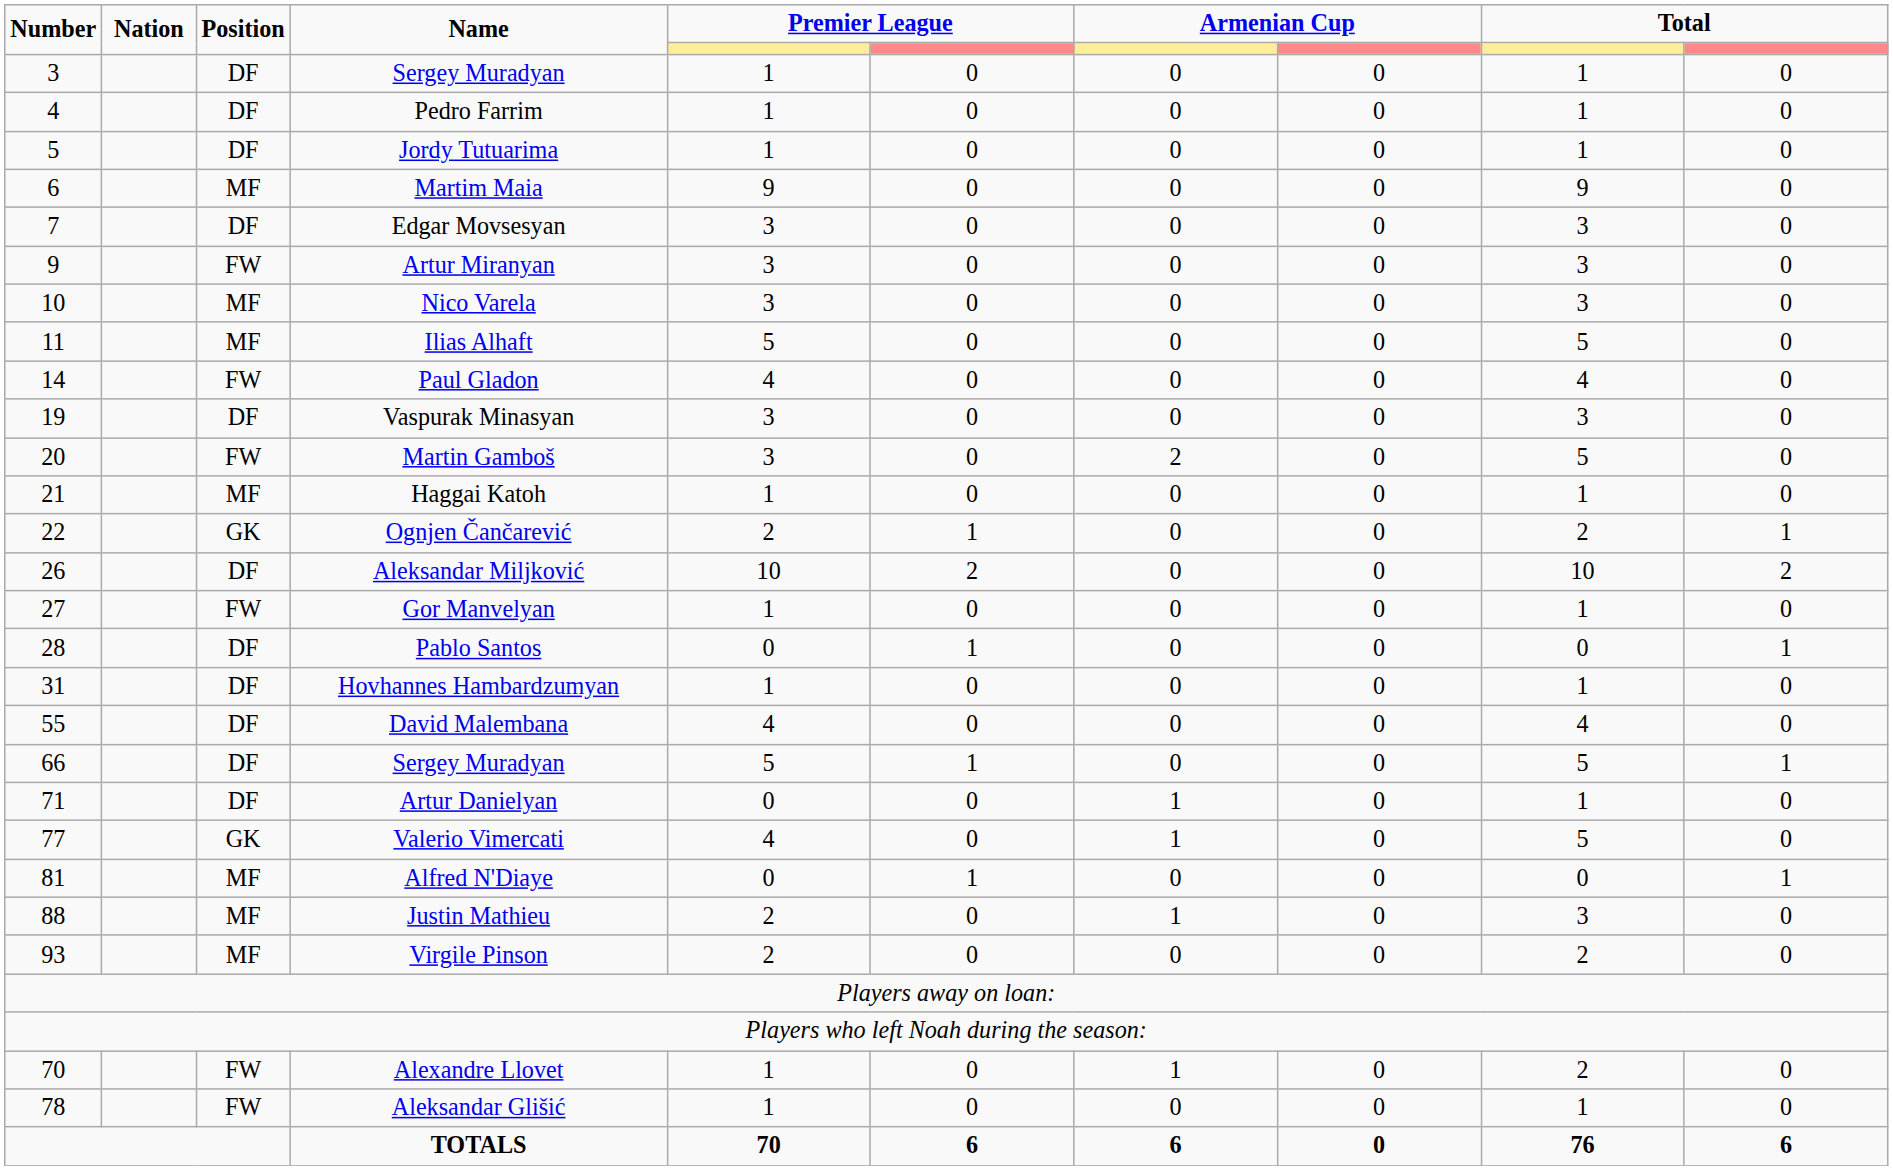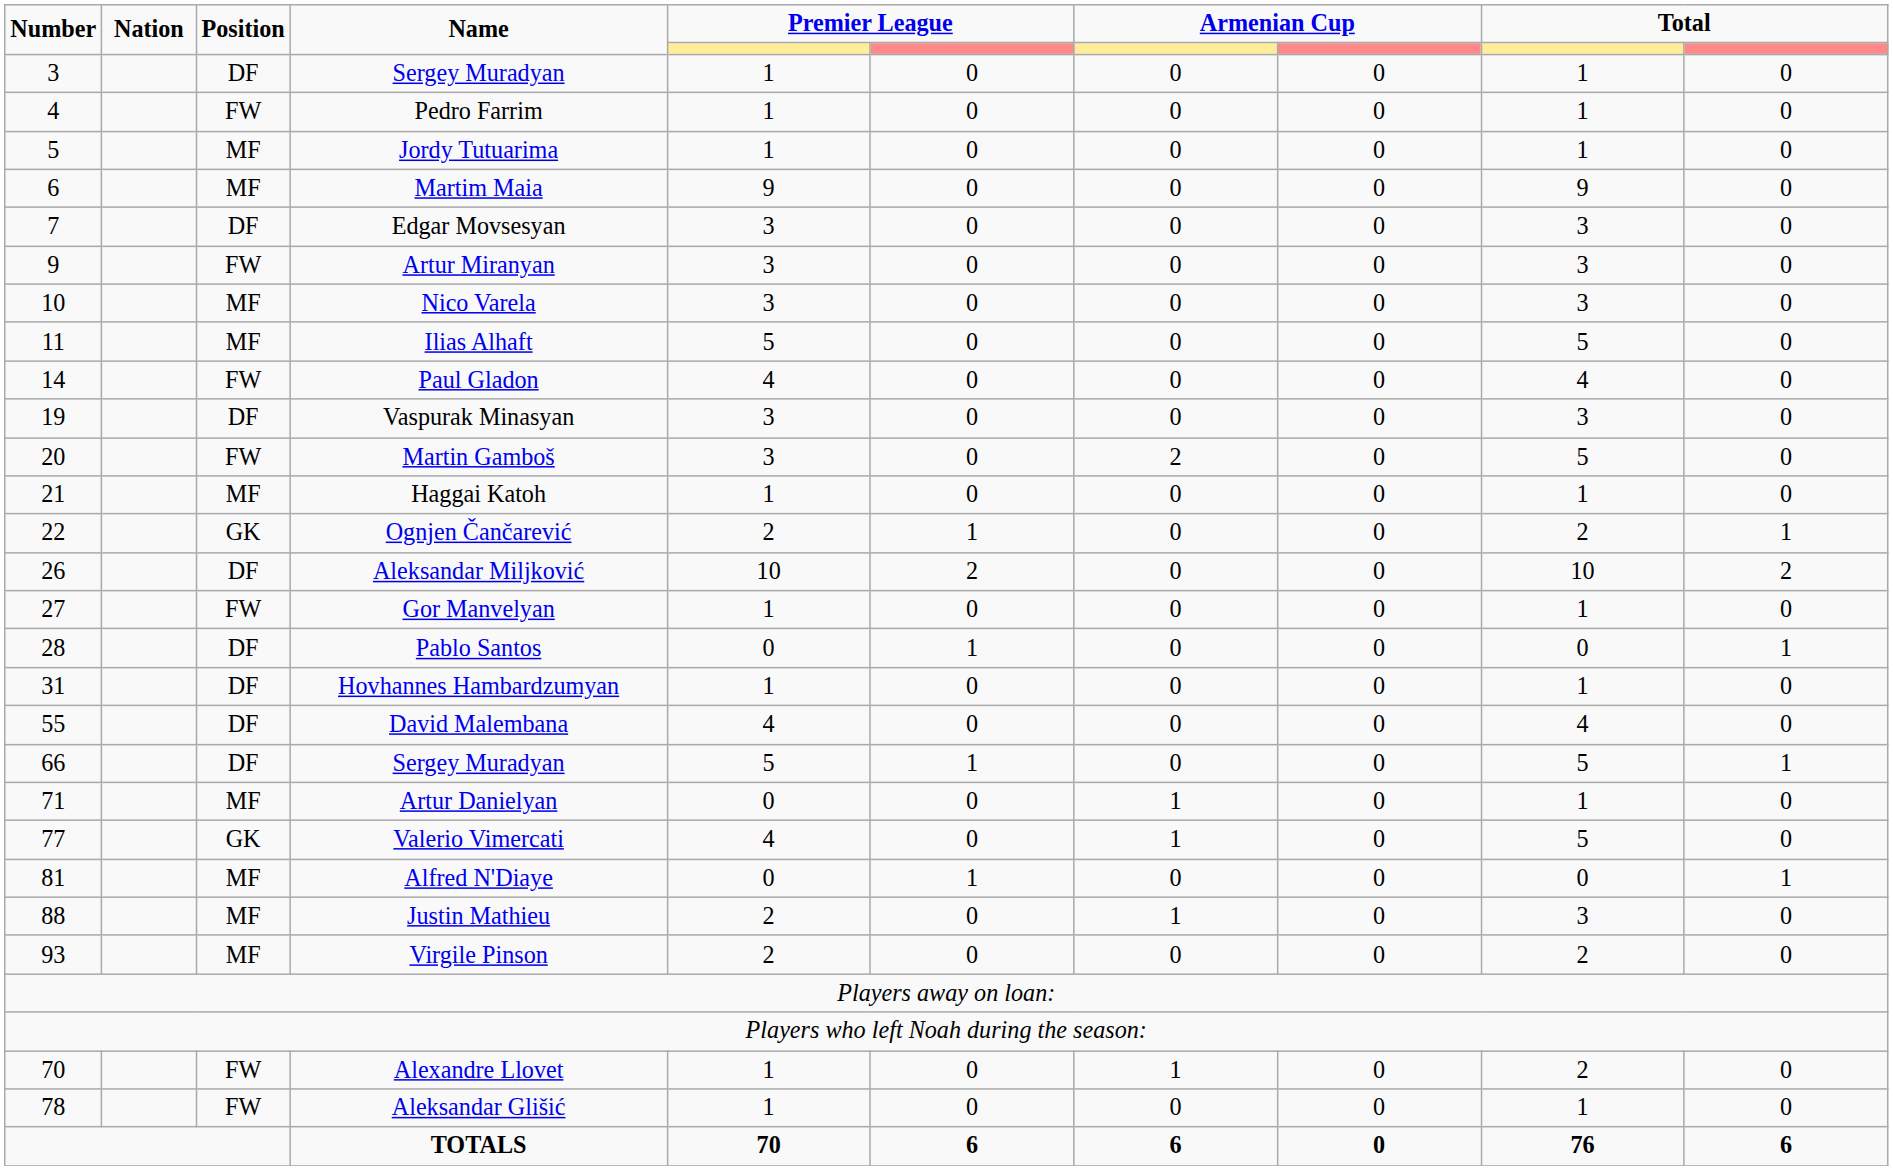(243, 111) DF -> (243, 111) FW
(243, 149) DF -> (243, 149) MF
(243, 801) DF -> (243, 801) MF
